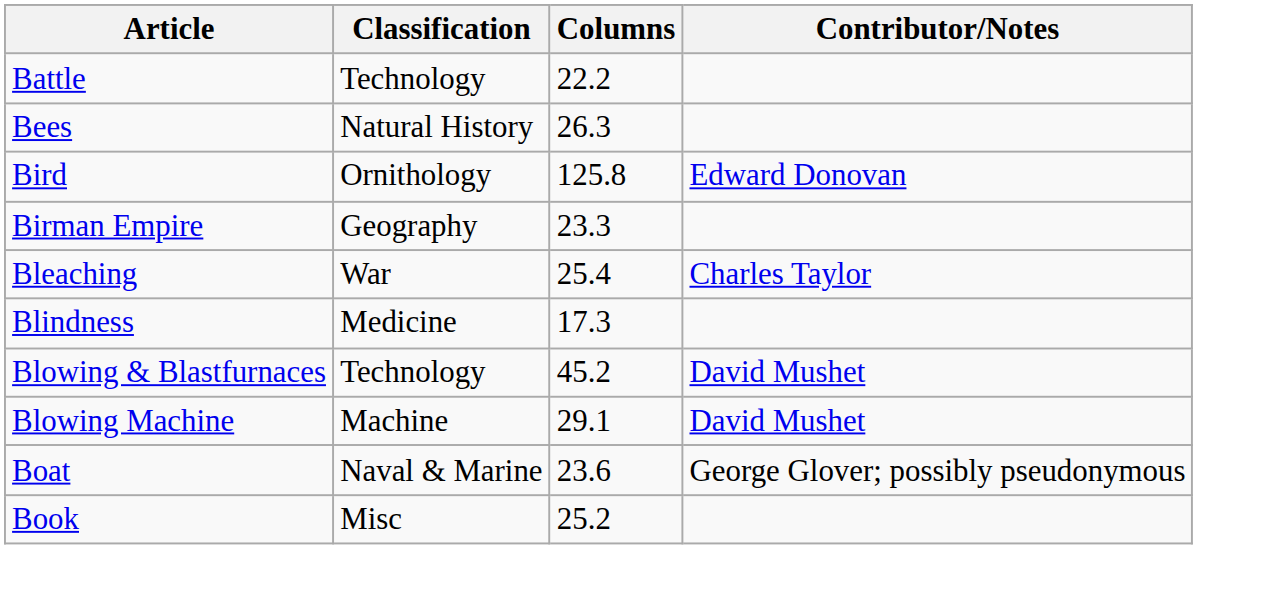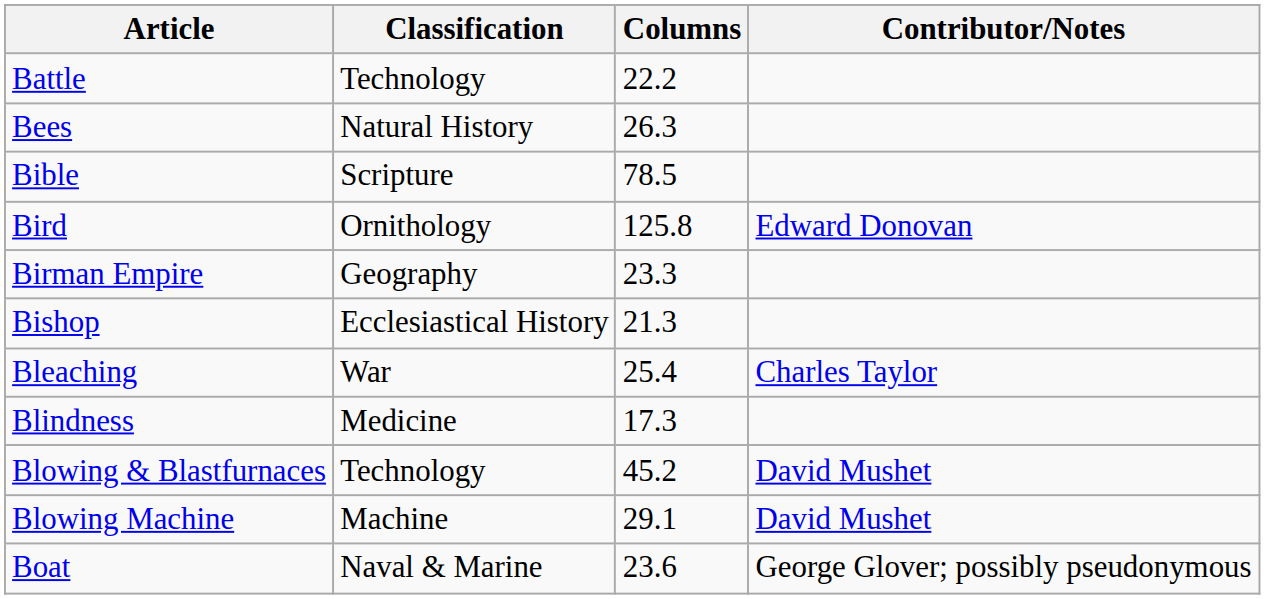+ row: (46, 175)
+ row: (56, 322)
- row: (46, 518)
